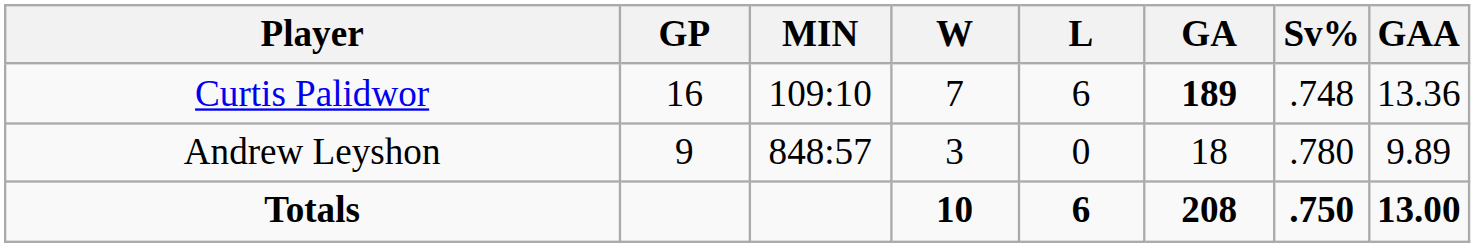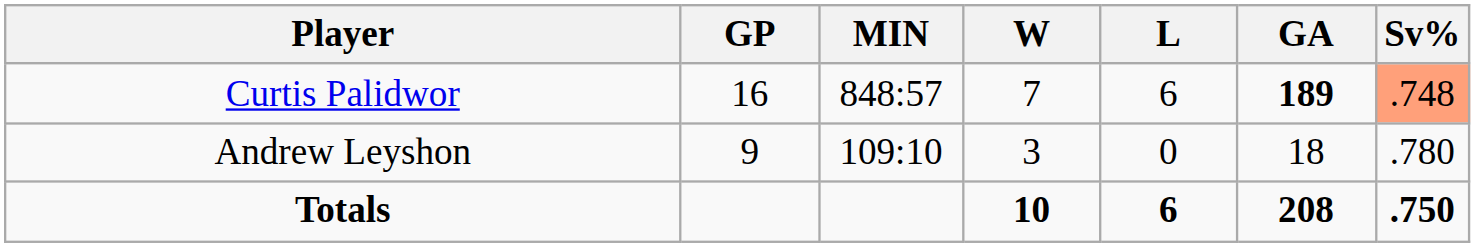- column: (1419, 33)
(820, 92) 109:10 -> (891, 92) 848:57
(1322, 92) no background -> (1422, 92) lightsalmon background
(820, 151) 848:57 -> (891, 151) 109:10
